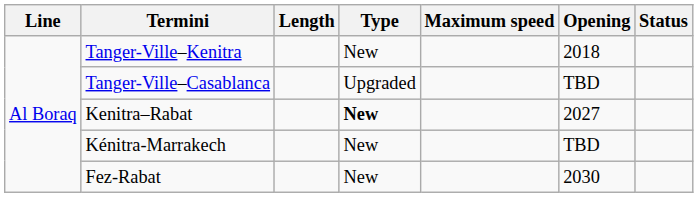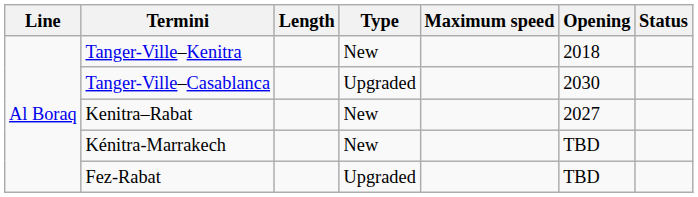(581, 82) TBD -> (581, 82) 2030
(361, 113) bold -> (361, 113) normal
(361, 176) New -> (380, 176) Upgraded
(581, 176) 2030 -> (581, 176) TBD
